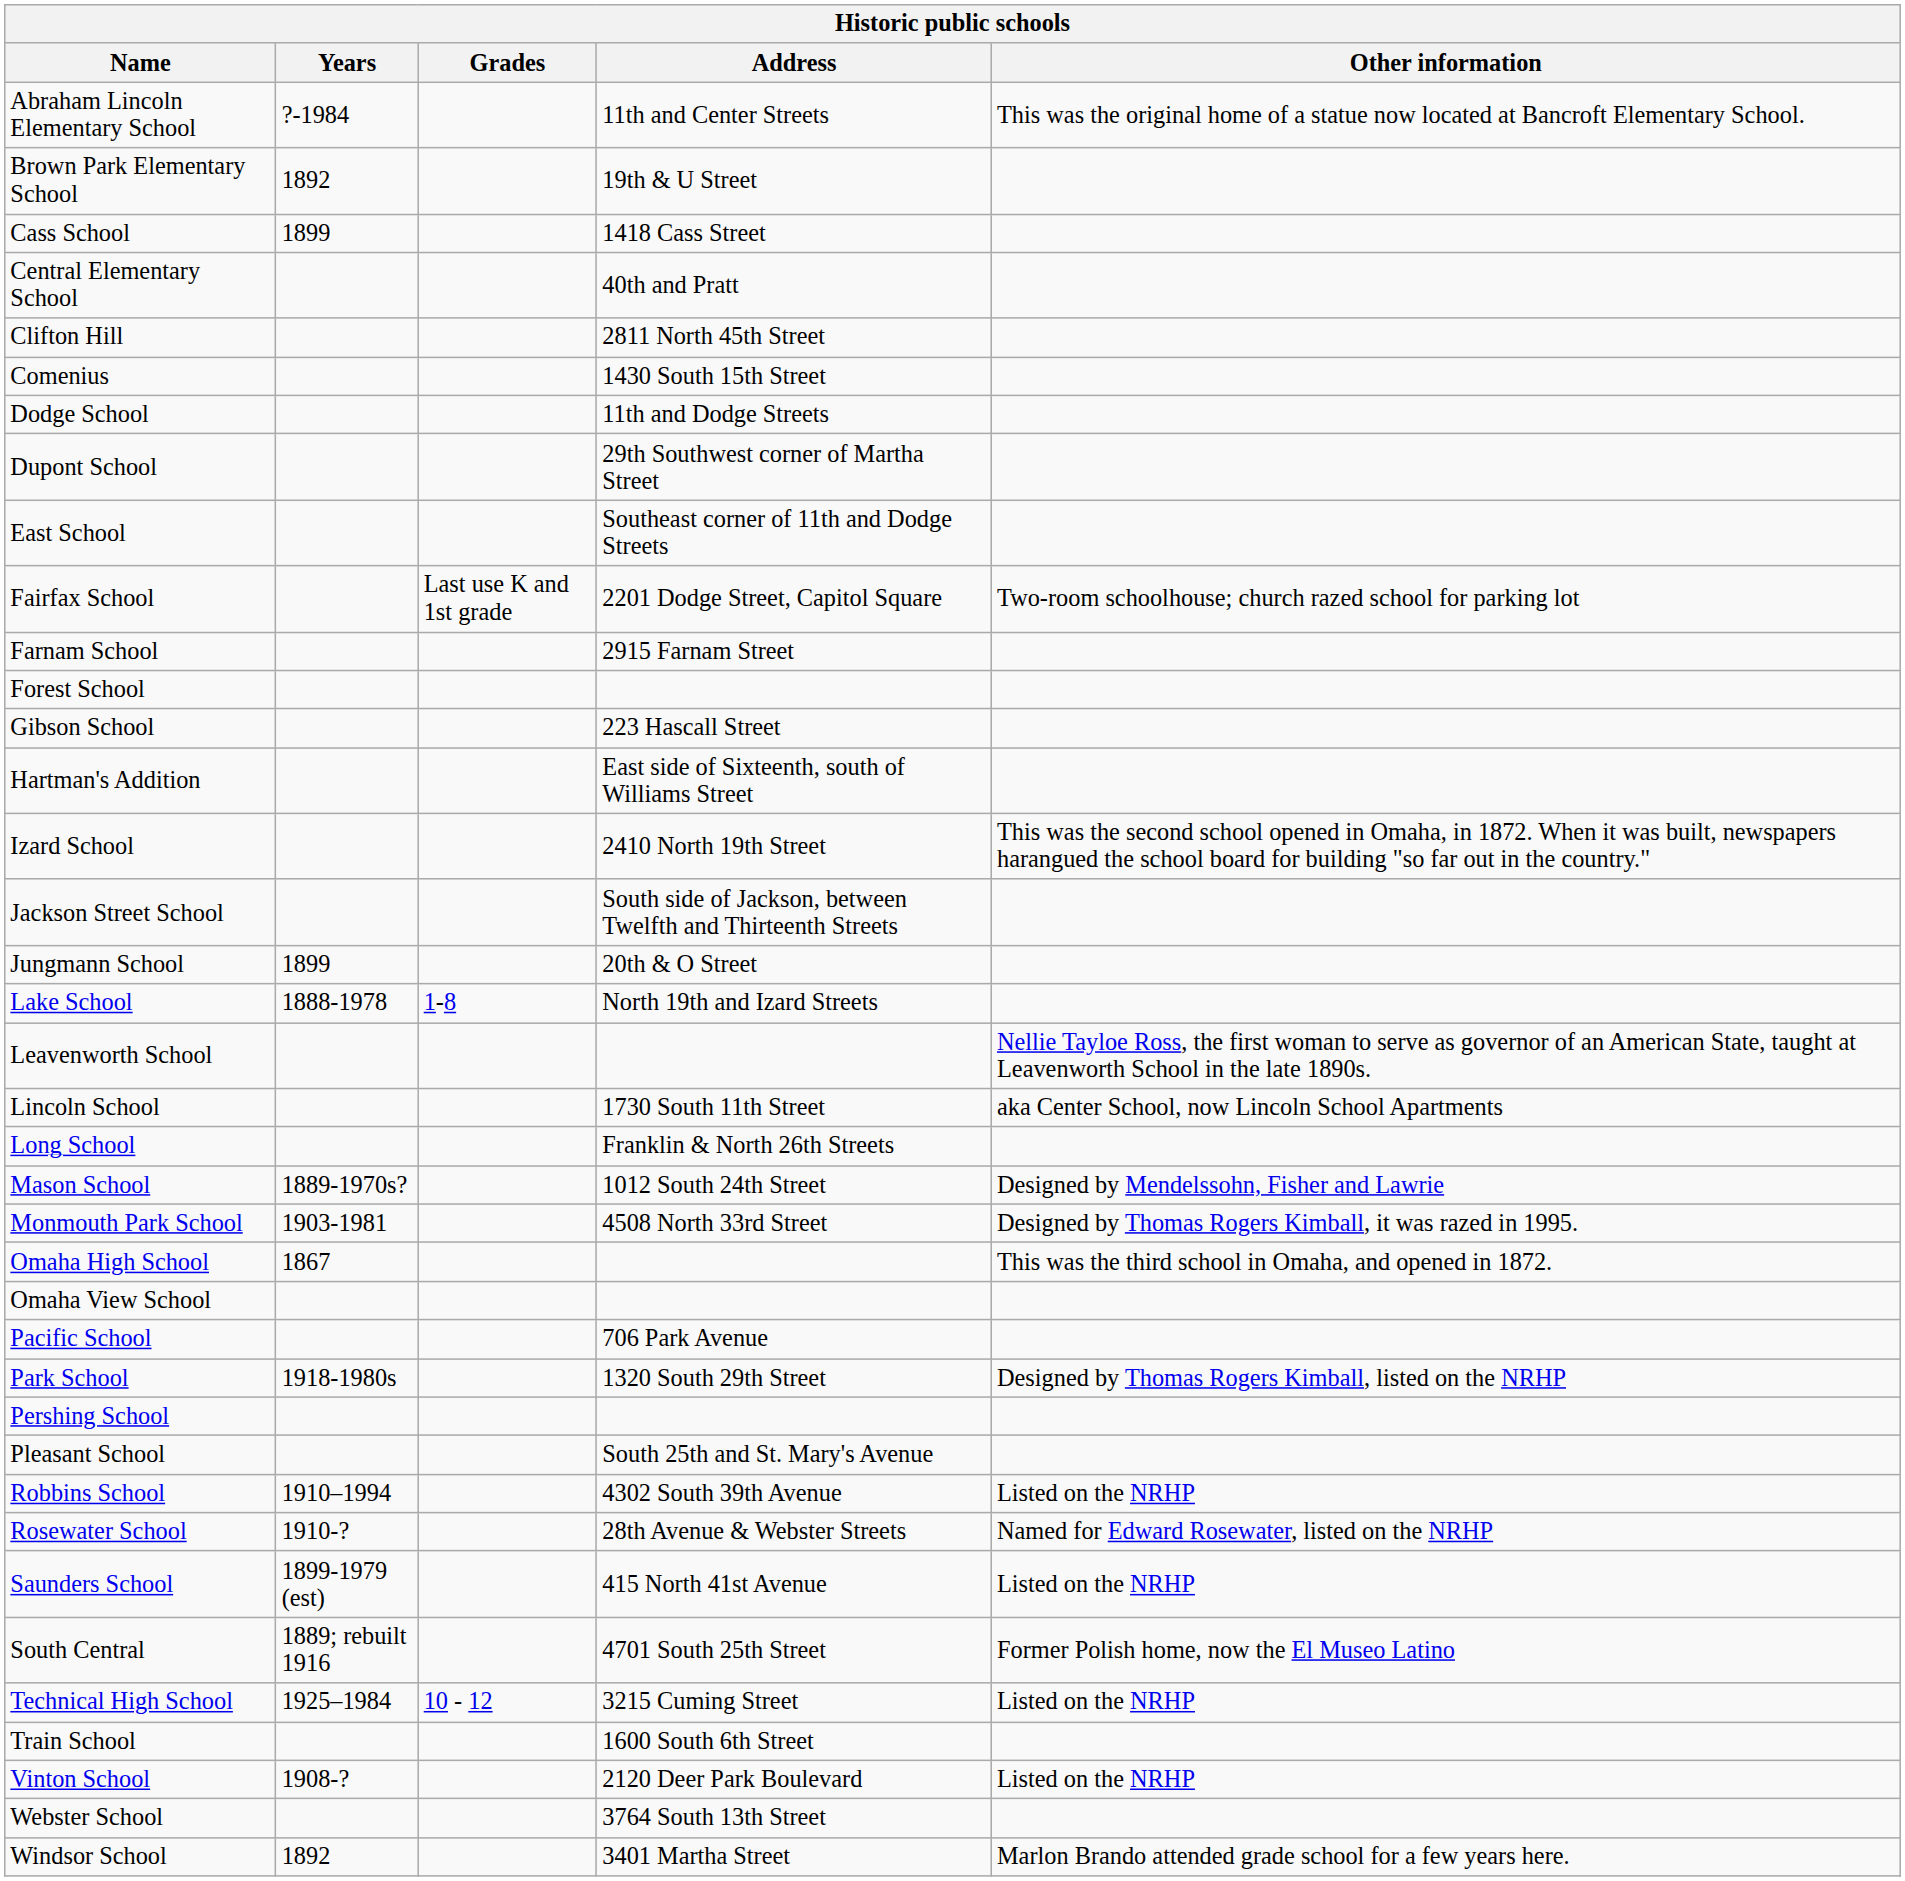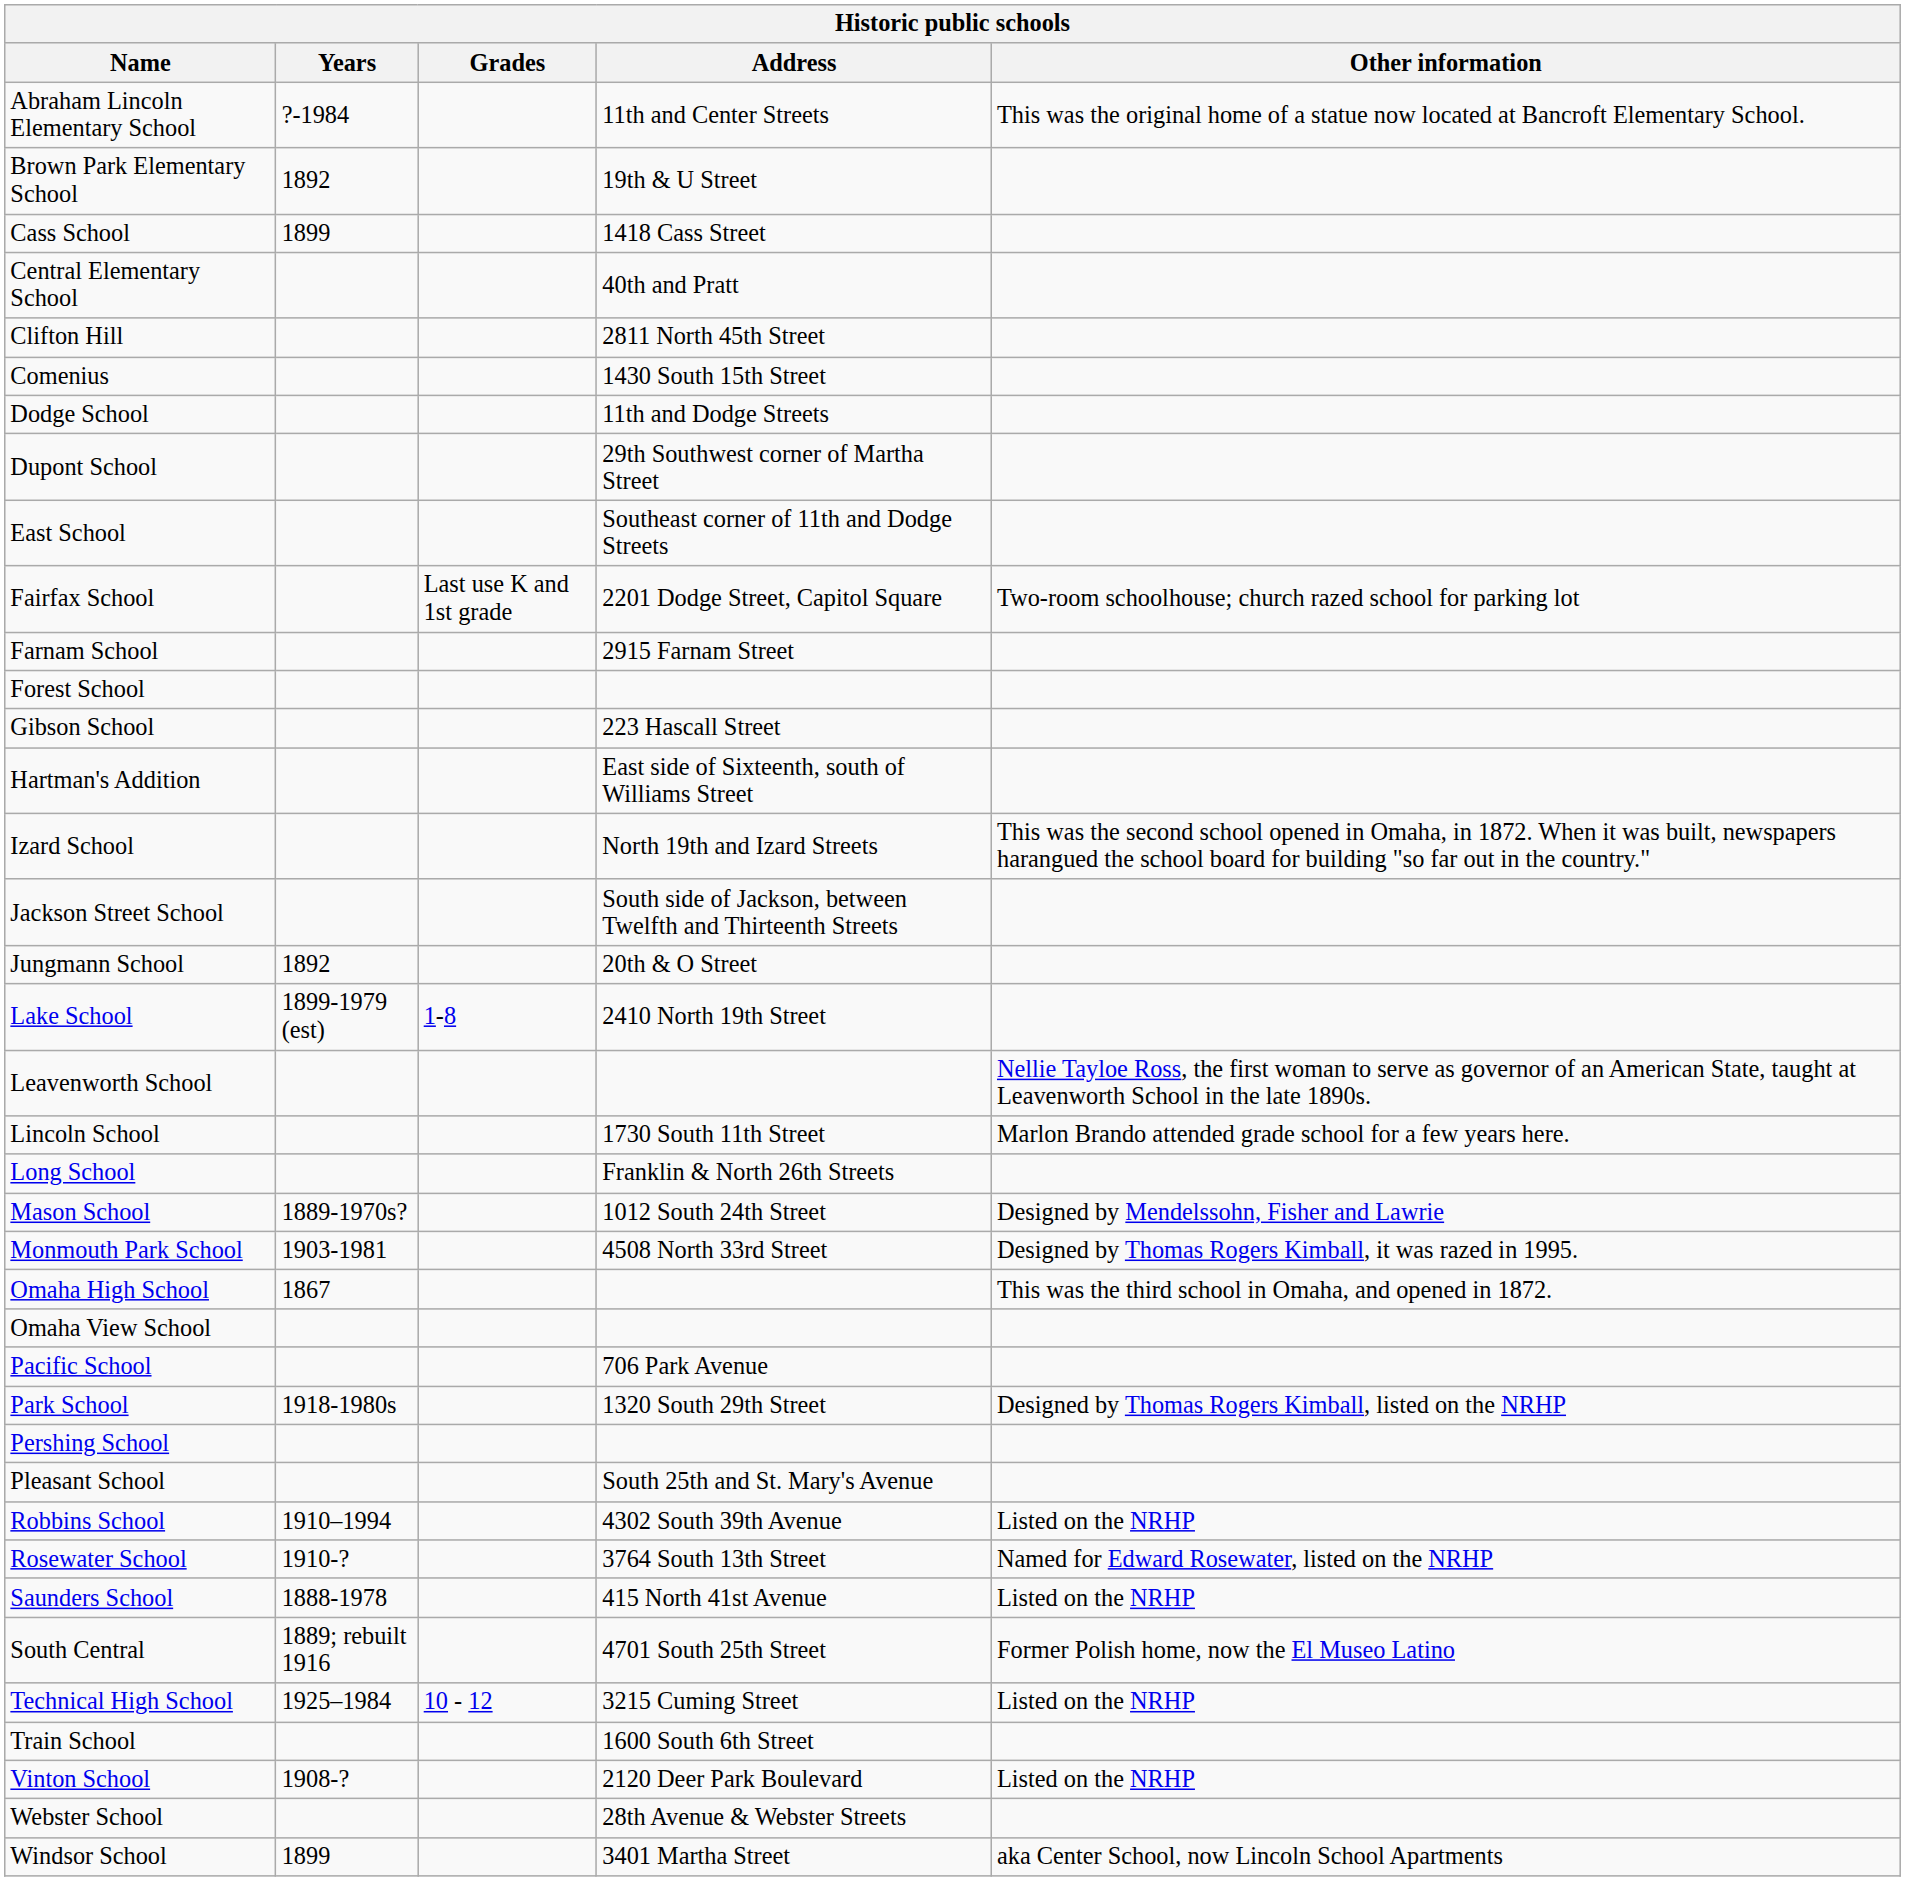(714, 846) 2410 North 19th Street -> (740, 846) North 19th and Izard Streets
(306, 964) 1899 -> (306, 964) 1892
(334, 1002) 1888-1978 -> (334, 1016) 1899-1979 (est)
(740, 1002) North 19th and Izard Streets -> (714, 1016) 2410 North 19th Street
(1250, 1107) aka Center School, now Lincoln School Apartments -> (1283, 1134) Marlon Brando attended grade school for a few years here.
(754, 1531) 28th Avenue & Webster Streets -> (714, 1558) 3764 South 13th Street
(334, 1583) 1899-1979 (est) -> (334, 1597) 1888-1978
(714, 1817) 3764 South 13th Street -> (754, 1817) 28th Avenue & Webster Streets
(306, 1856) 1892 -> (306, 1856) 1899
(1283, 1856) Marlon Brando attended grade school for a few years here. -> (1250, 1856) aka Center School, now Lincoln School Apartments
